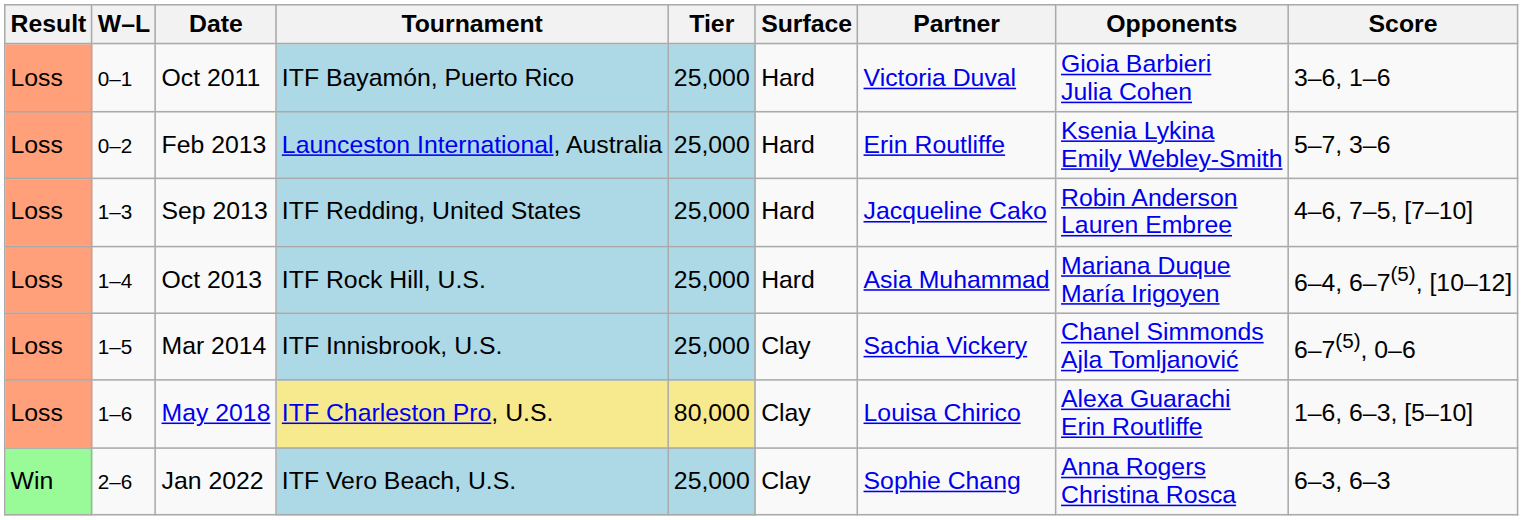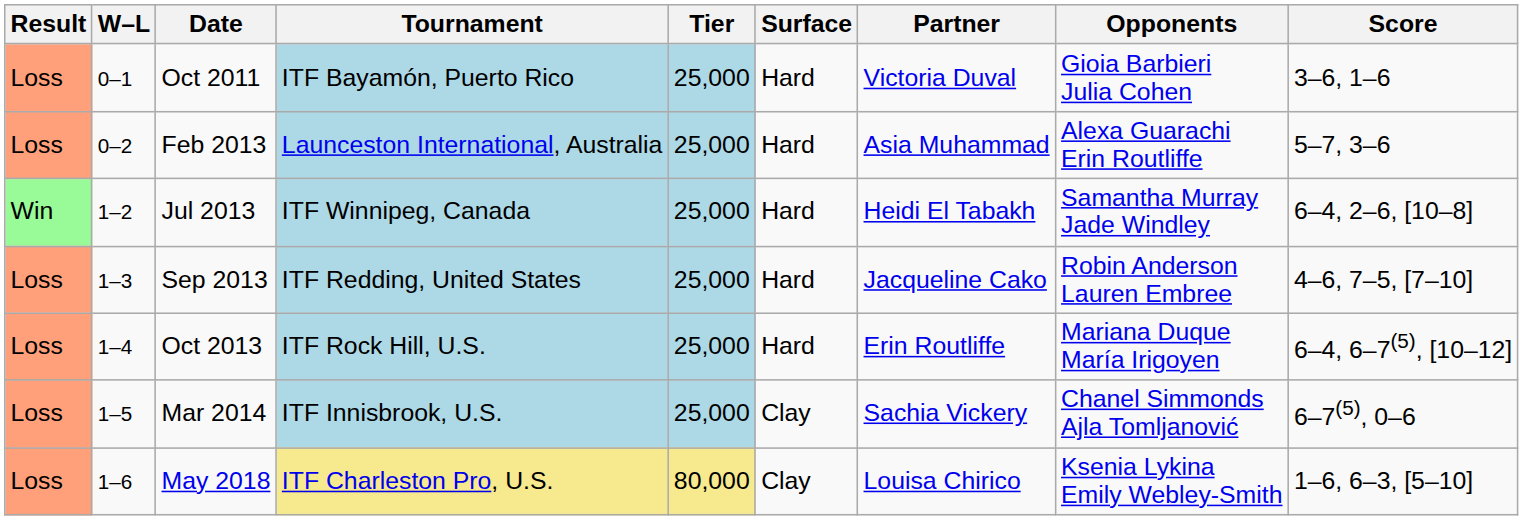(934, 144) Erin Routliffe -> (957, 144) Asia Muhammad
(1172, 144) Ksenia Lykina Emily Webley-Smith -> (1146, 144) Alexa Guarachi Erin Routliffe
+ row: (208, 211)
(957, 279) Asia Muhammad -> (934, 346) Erin Routliffe
(1146, 413) Alexa Guarachi Erin Routliffe -> (1172, 480) Ksenia Lykina Emily Webley-Smith
- row: (213, 480)
